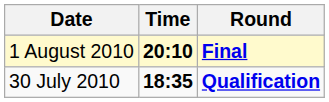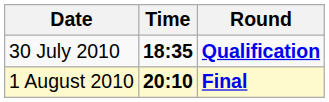rows swapped: (64, 81) <-> (72, 50)
